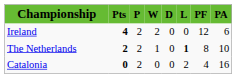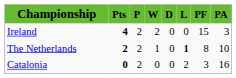(204, 31) 12 -> (204, 31) 15
(227, 31) 6 -> (227, 31) 3
(206, 64) 4 -> (206, 64) 3
